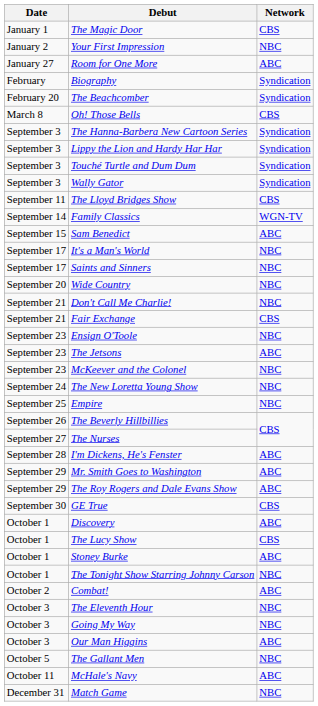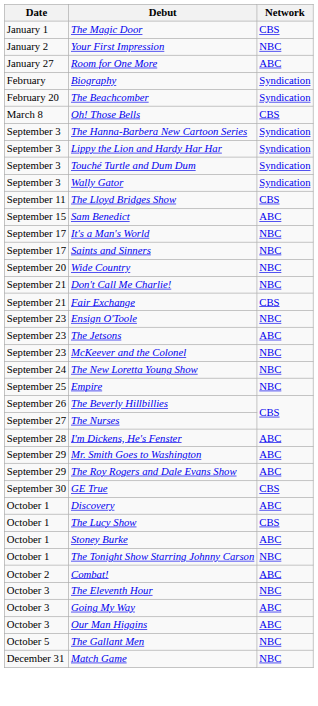- row: (105, 217)
(270, 625) NBC -> (270, 608) ABC
- row: (104, 676)
